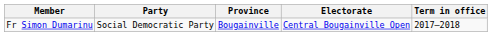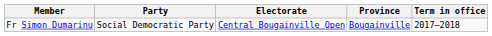columns swapped: (347, 11) <-> (248, 11)
